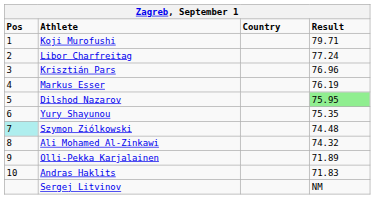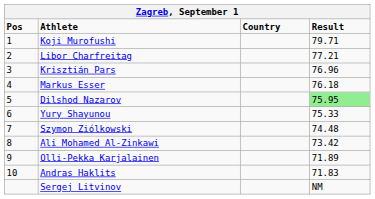(325, 56) 77.24 -> (325, 56) 77.21
(325, 85) 76.19 -> (325, 85) 76.18
(325, 114) 75.35 -> (325, 114) 75.33
(9, 129) paleturquoise background -> (9, 129) no background
(325, 143) 74.32 -> (325, 143) 73.42
